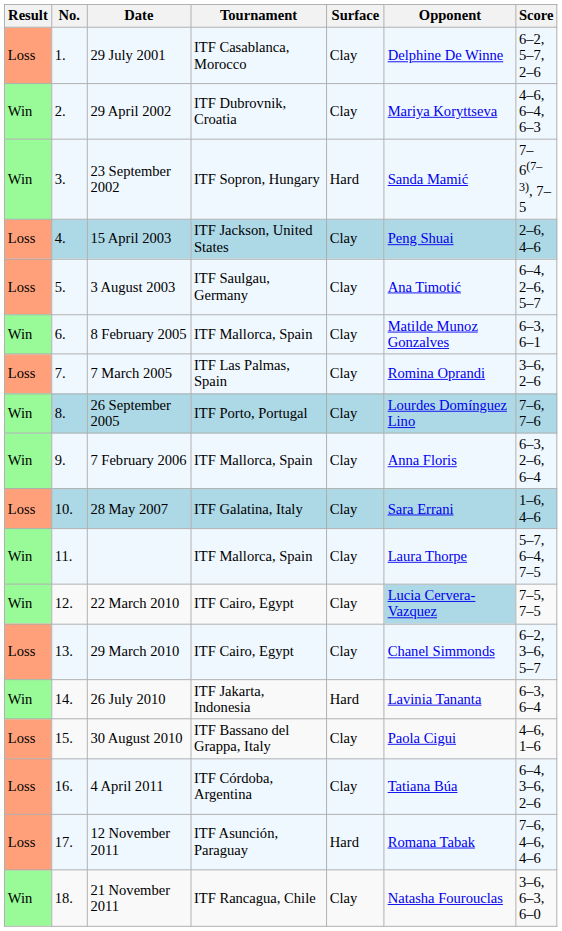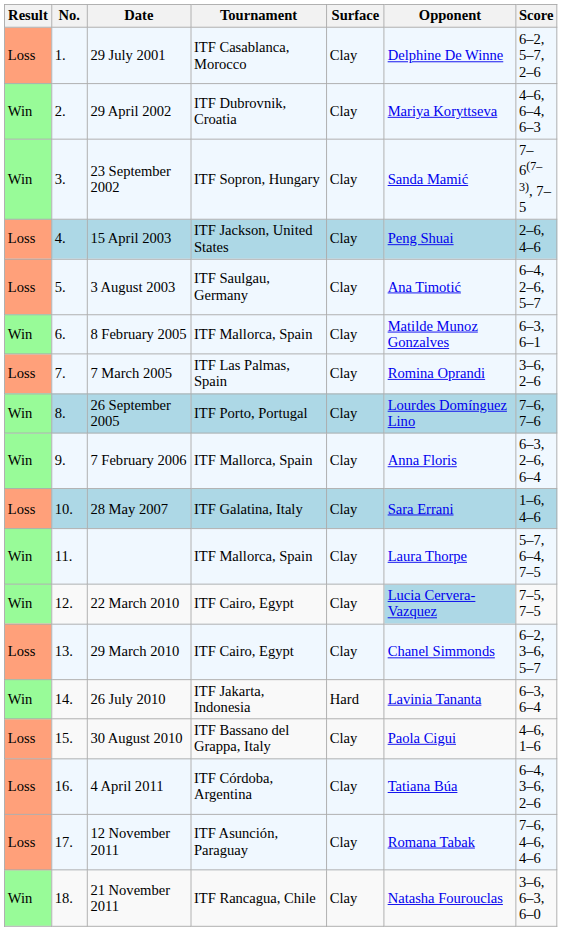(344, 179) Hard -> (344, 179) Clay
(344, 842) Hard -> (344, 842) Clay
